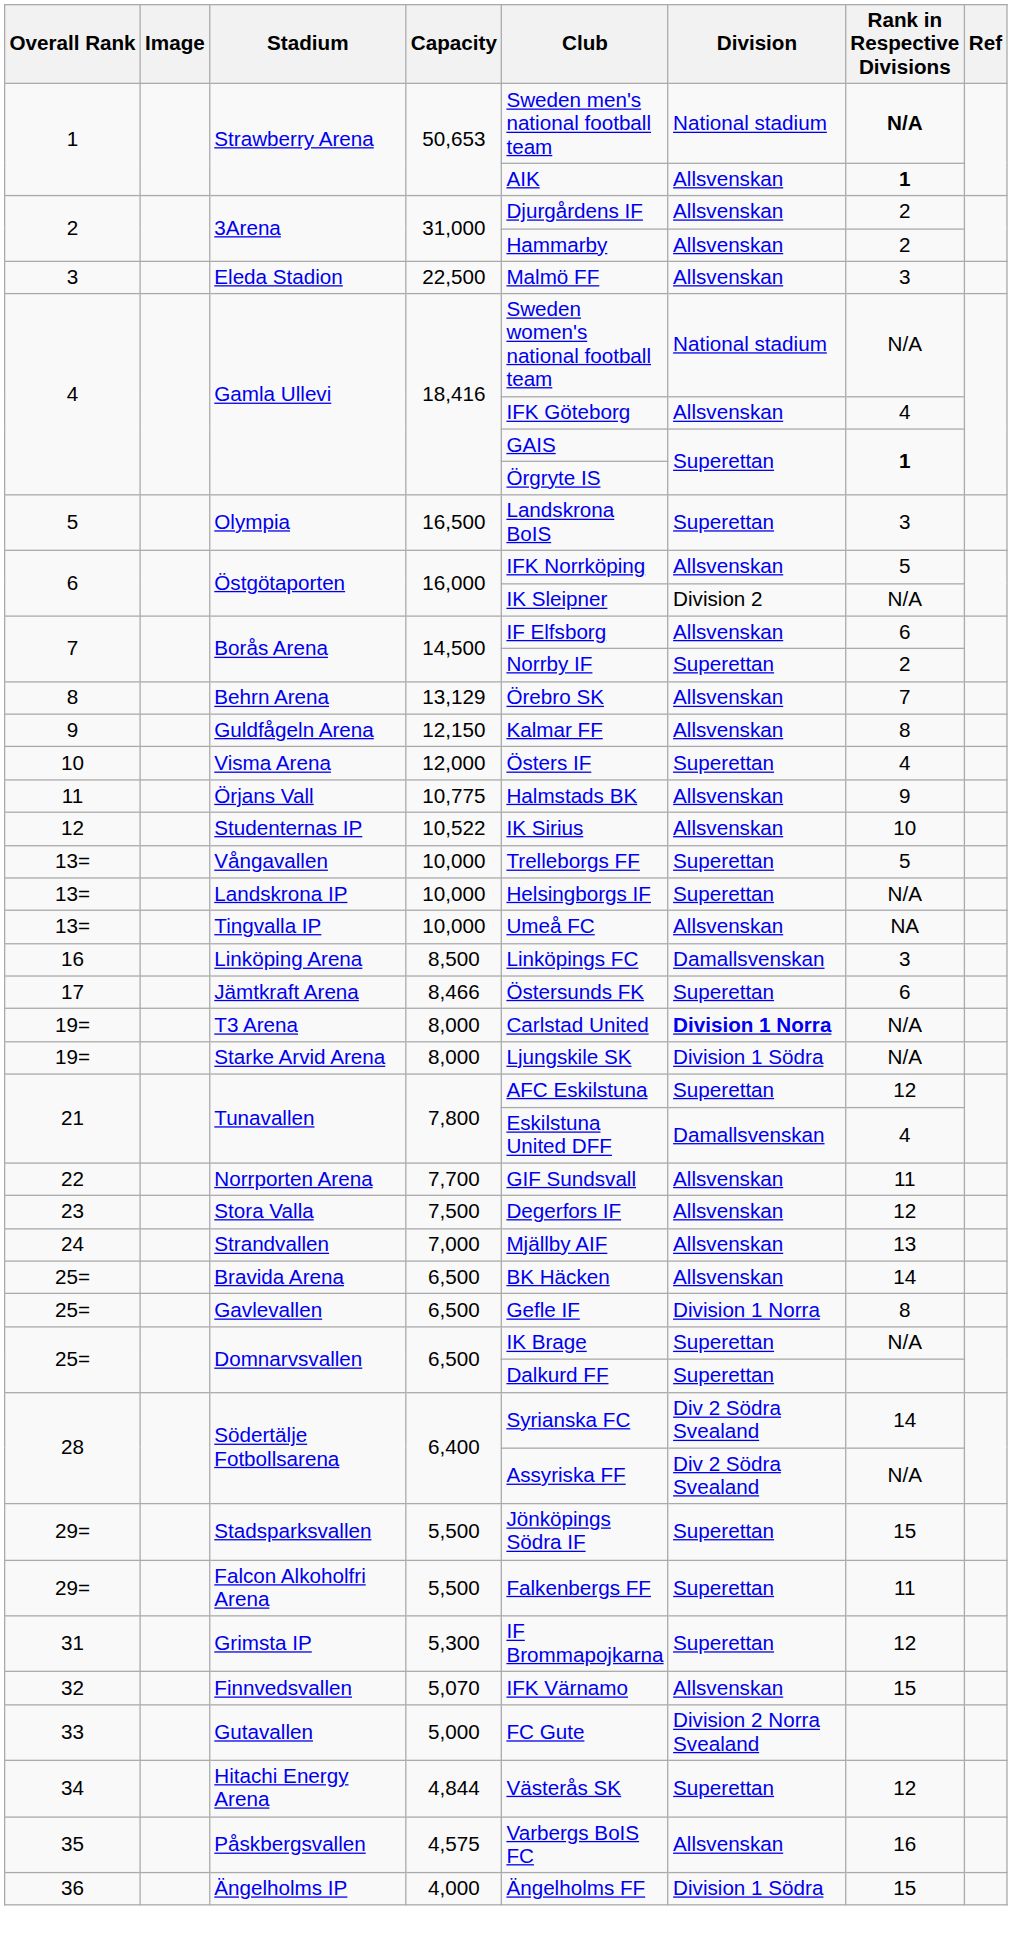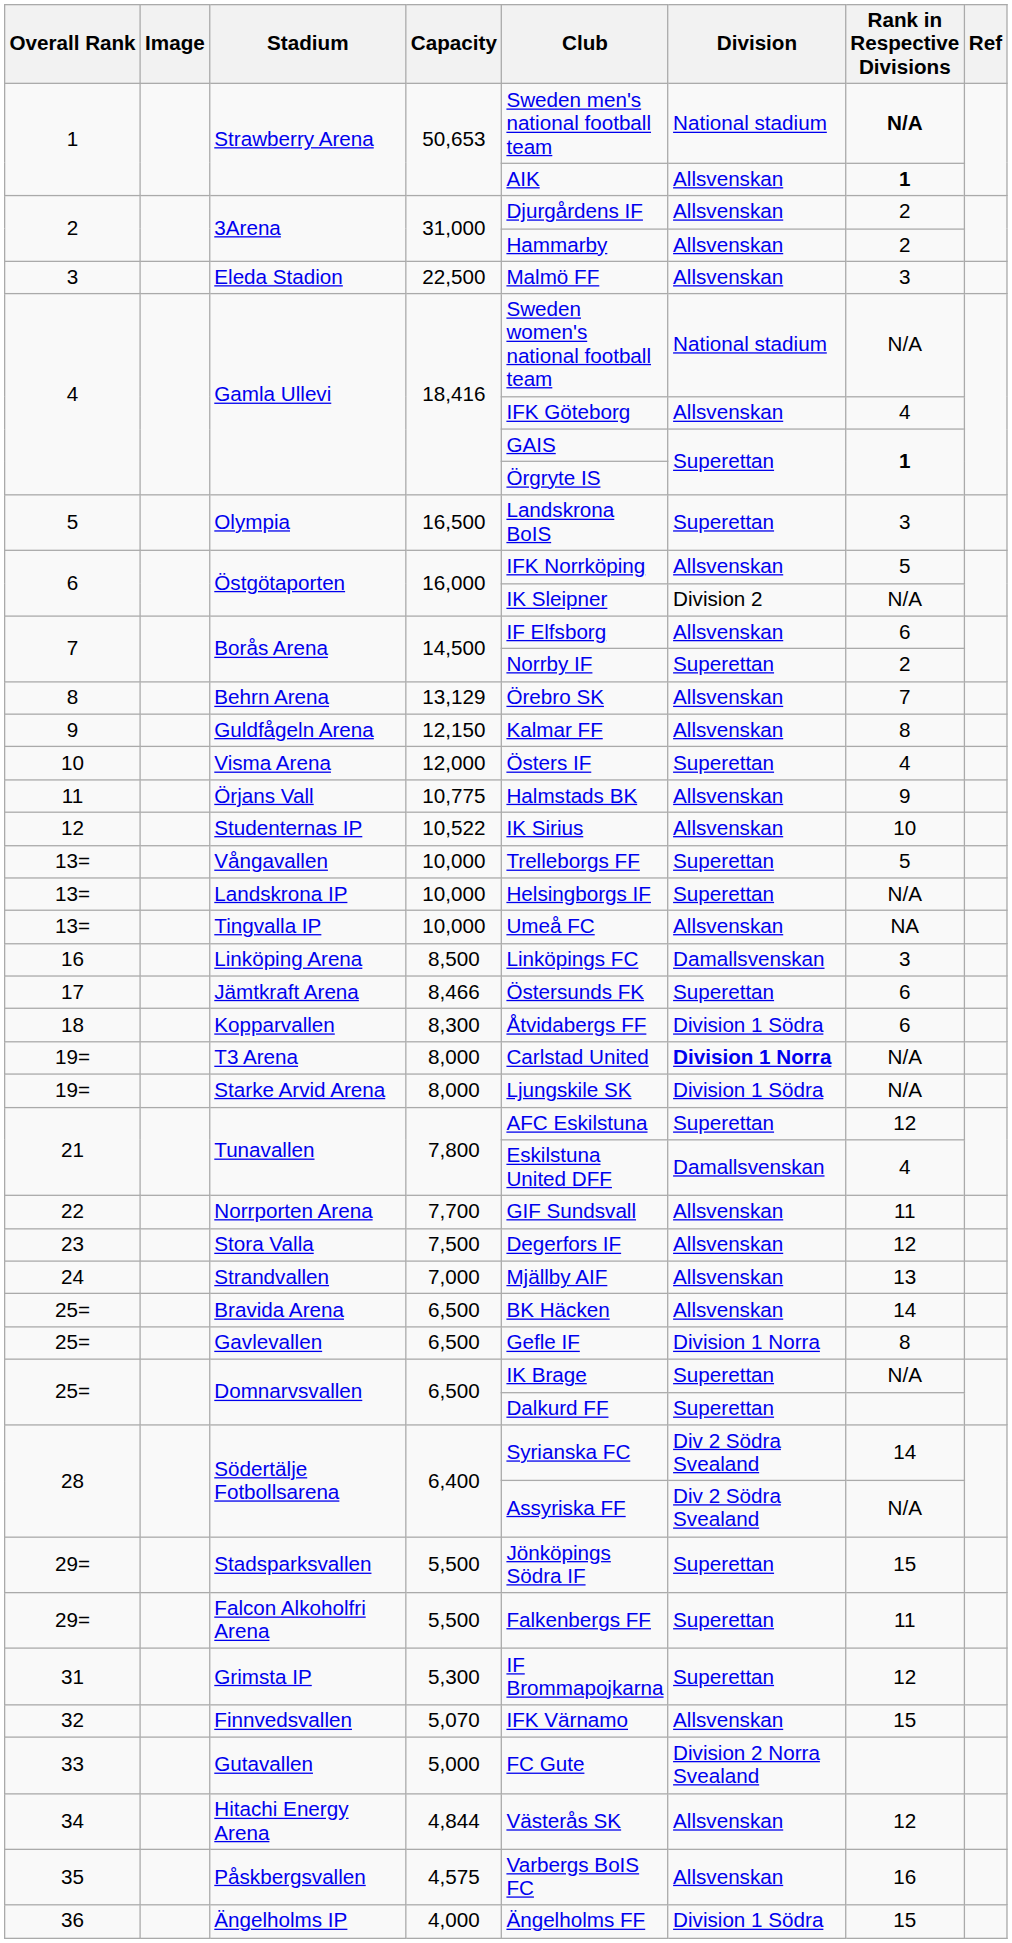+ row: (73, 1024)
(724, 1788) Superettan -> (728, 1821) Allsvenskan
